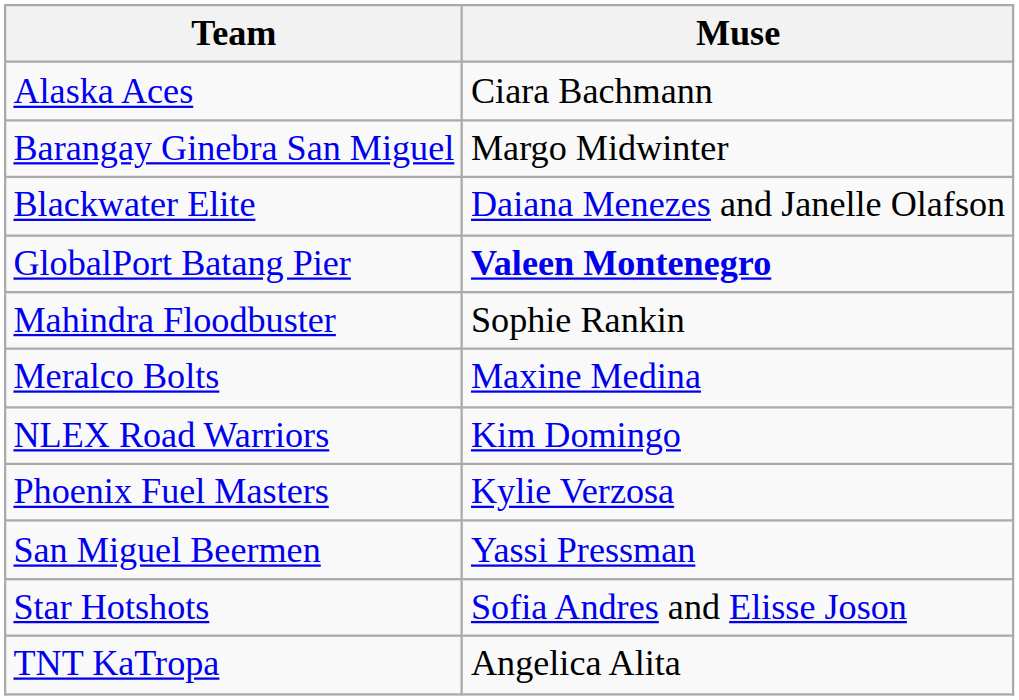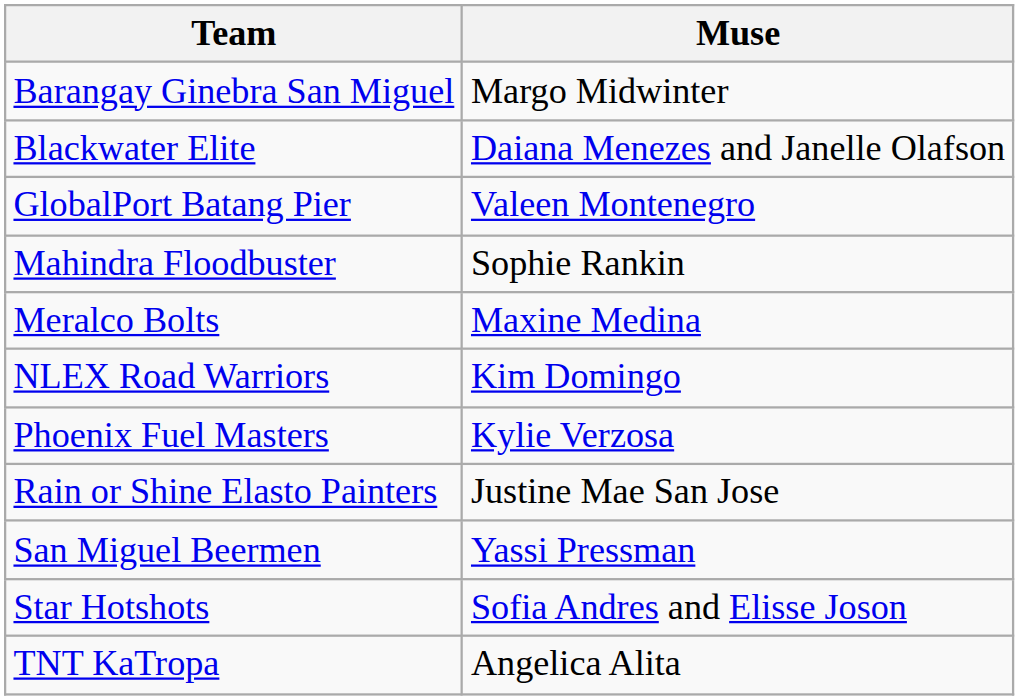- row: (103, 90)
(621, 262) bold -> (613, 205) normal
+ row: (225, 491)
